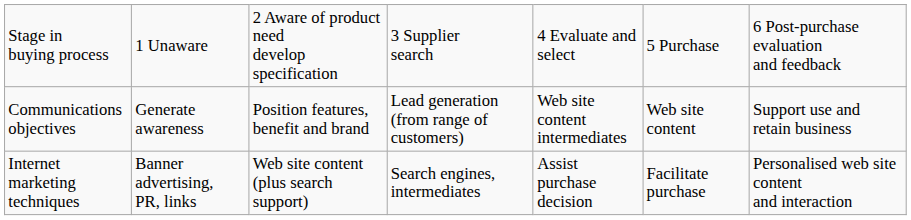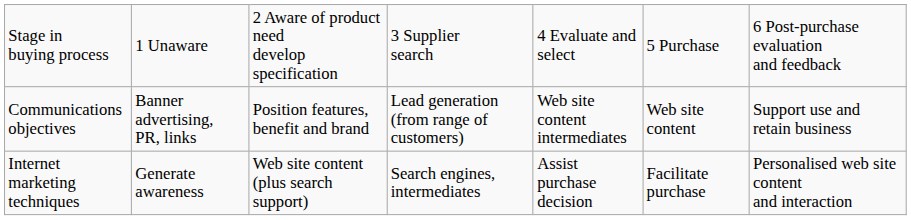(170, 118) Generate awareness -> (174, 118) Banner advertising, PR, links
(174, 182) Banner advertising, PR, links -> (170, 182) Generate awareness
